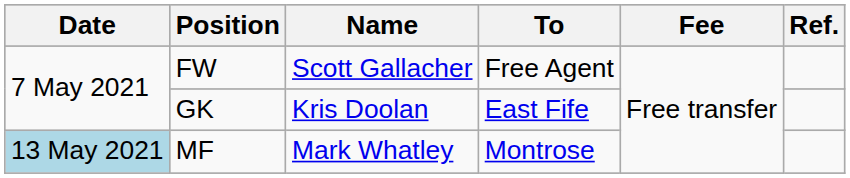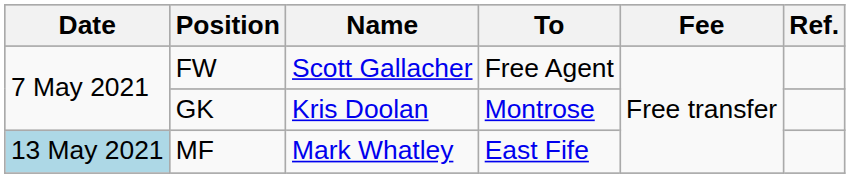(537, 109) East Fife -> (540, 109) Montrose
(540, 151) Montrose -> (537, 151) East Fife
